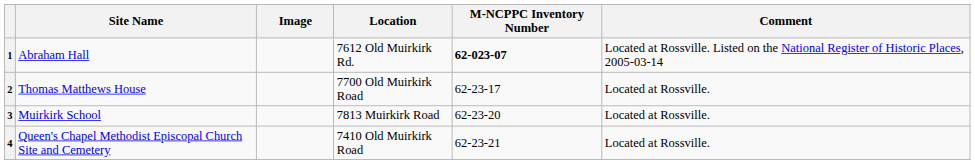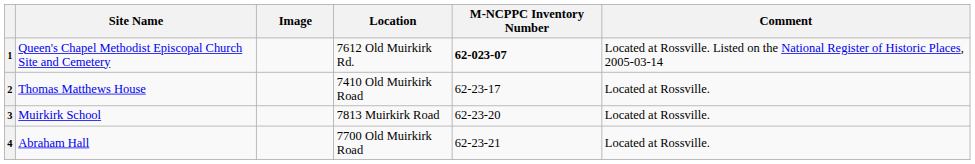(54, 55) Abraham Hall -> (130, 55) Queen's Chapel Methodist Episcopal Church Site and Cemetery
(384, 89) 7700 Old Muirkirk Road -> (384, 89) 7410 Old Muirkirk Road
(130, 142) Queen's Chapel Methodist Episcopal Church Site and Cemetery -> (54, 142) Abraham Hall
(384, 142) 7410 Old Muirkirk Road -> (384, 142) 7700 Old Muirkirk Road
